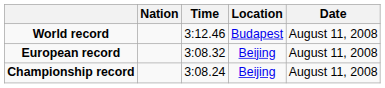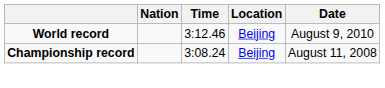(257, 33) Budapest -> (257, 33) Beijing
(333, 33) August 11, 2008 -> (332, 33) August 9, 2010
- row: (71, 53)
